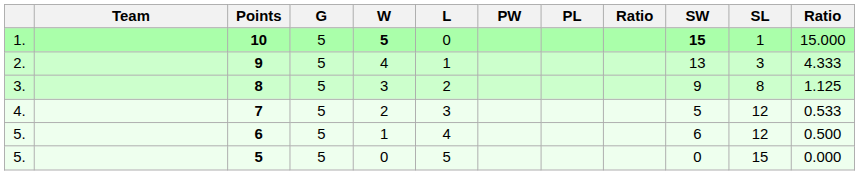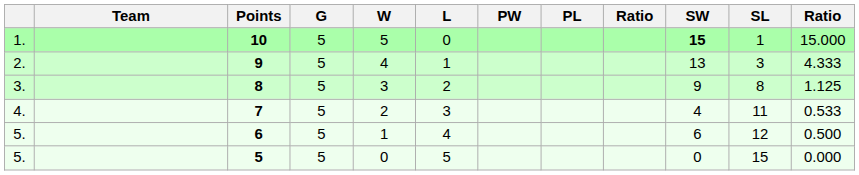(384, 39) bold -> (384, 39) normal
(697, 110) 5 -> (697, 110) 4
(760, 110) 12 -> (760, 110) 11
